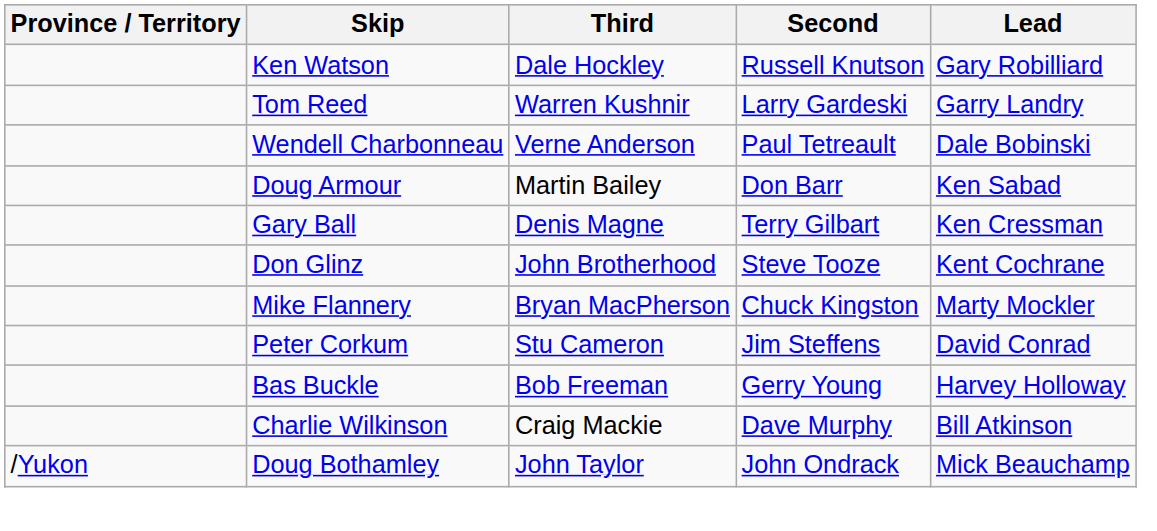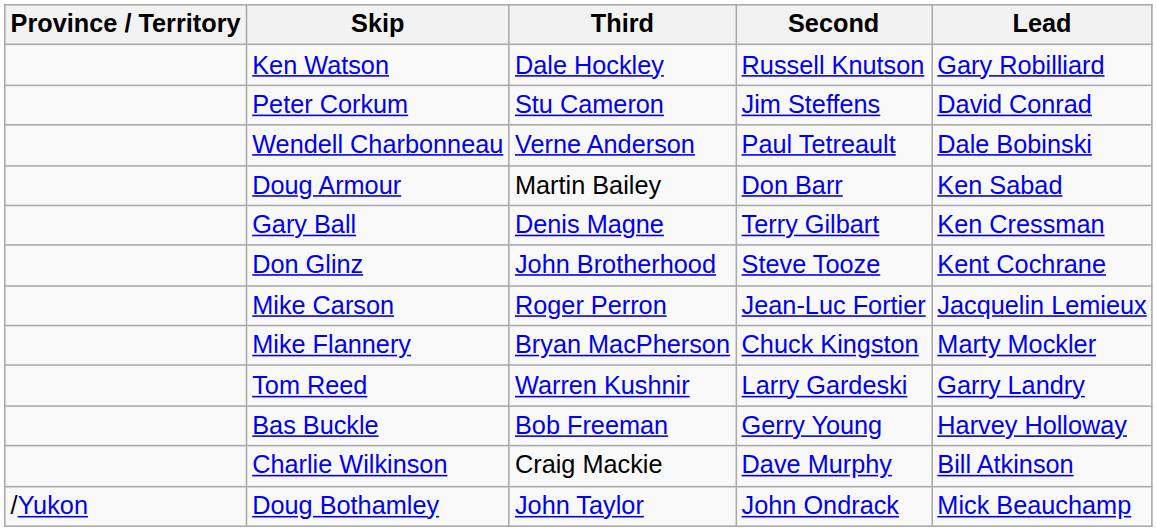rows swapped: (310, 104) <-> (330, 345)
+ row: (323, 305)
